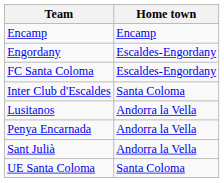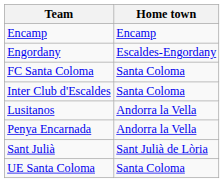(166, 71) Escaldes-Engordany -> (151, 71) Santa Coloma
(156, 149) Andorra la Vella -> (162, 149) Sant Julià de Lòria
